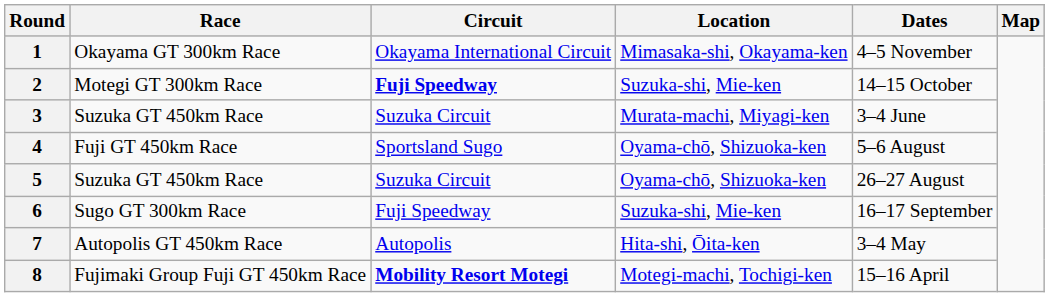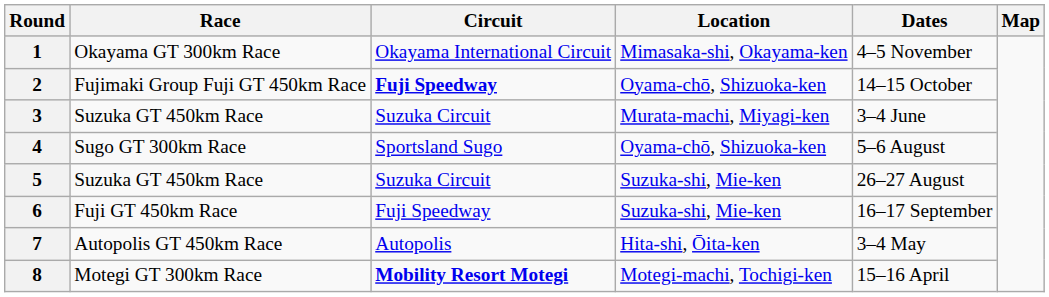(168, 83) Motegi GT 300km Race -> (220, 83) Fujimaki Group Fuji GT 450km Race
(701, 83) Suzuka-shi, Mie-ken -> (723, 83) Oyama-chō, Shizuoka-ken
(156, 147) Fuji GT 450km Race -> (160, 147) Sugo GT 300km Race
(723, 179) Oyama-chō, Shizuoka-ken -> (701, 179) Suzuka-shi, Mie-ken
(160, 211) Sugo GT 300km Race -> (156, 211) Fuji GT 450km Race
(220, 274) Fujimaki Group Fuji GT 450km Race -> (168, 274) Motegi GT 300km Race
